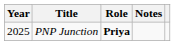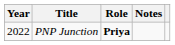(18, 31) 2025 -> (18, 31) 2022
